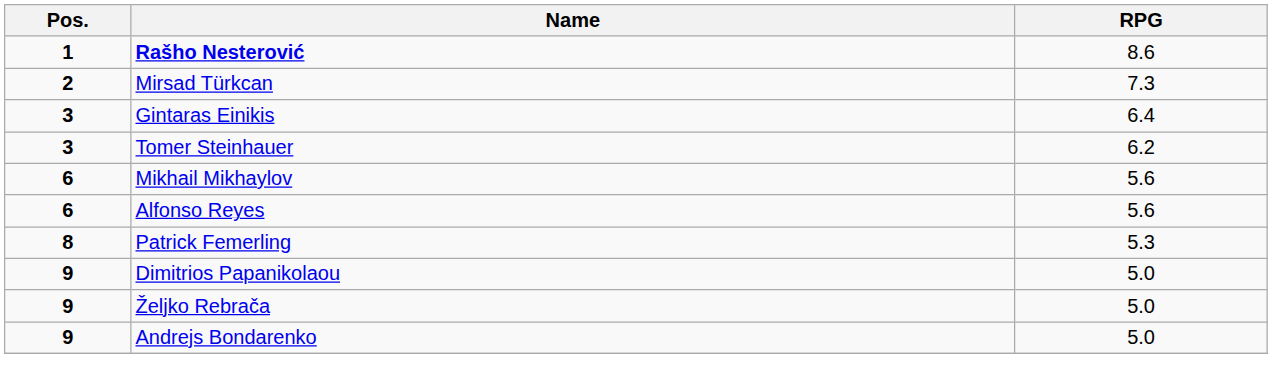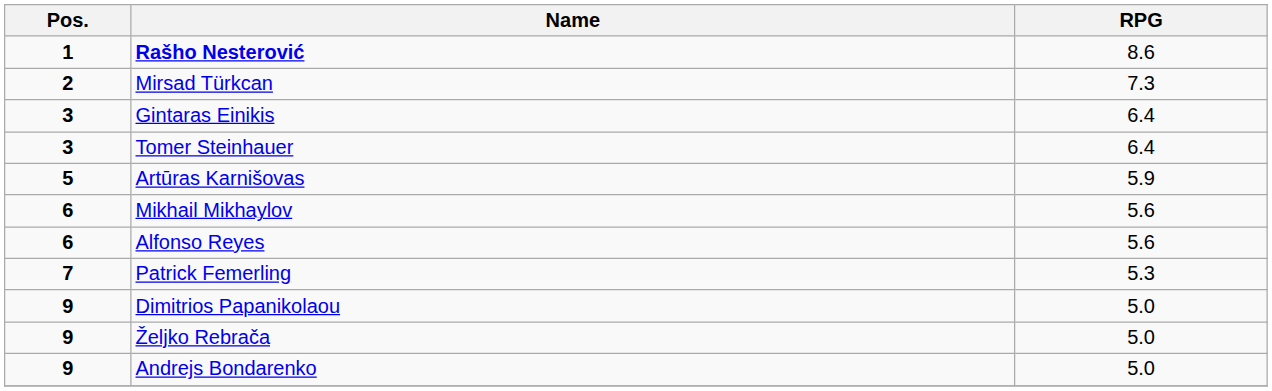(1141, 147) 6.2 -> (1141, 147) 6.4
+ row: (220, 178)
(68, 242) 8 -> (68, 274) 7
